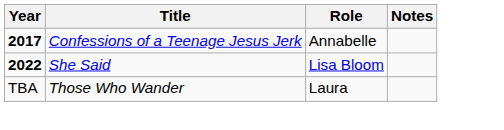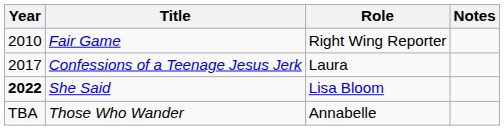+ row: (85, 40)
(25, 40) bold -> (25, 64) normal
(343, 40) Annabelle -> (328, 64) Laura
(328, 88) Laura -> (343, 112) Annabelle
